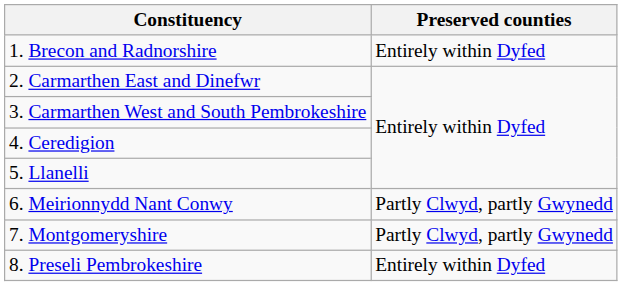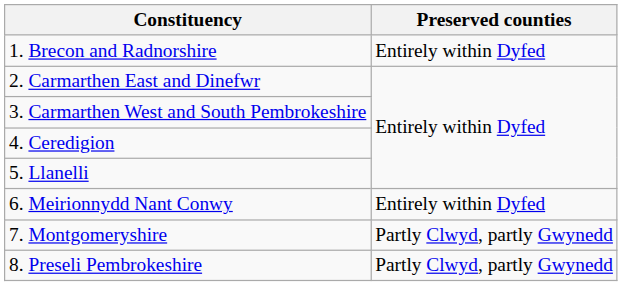(494, 204) Partly Clwyd, partly Gwynedd -> (460, 204) Entirely within Dyfed
(460, 265) Entirely within Dyfed -> (494, 265) Partly Clwyd, partly Gwynedd
